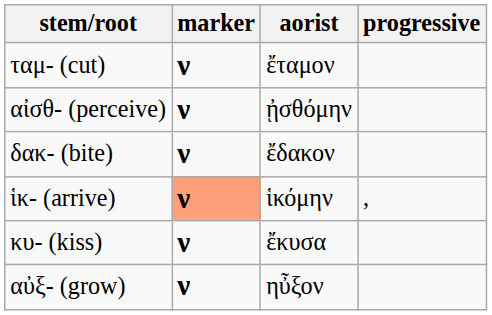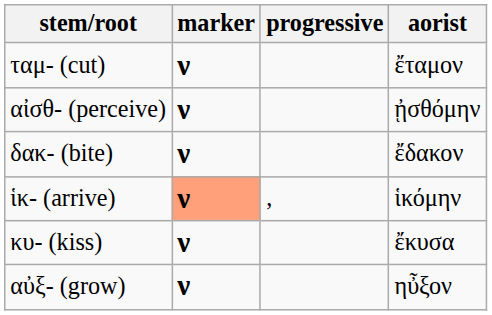columns swapped: (422, 23) <-> (309, 23)
